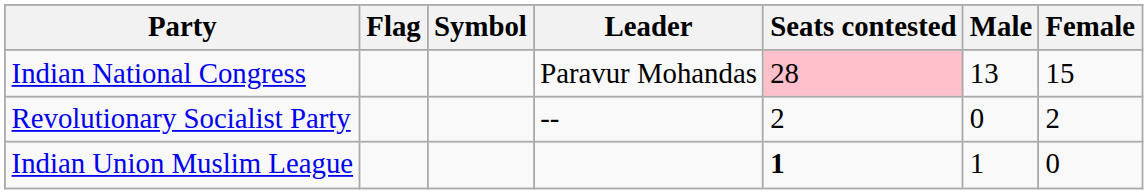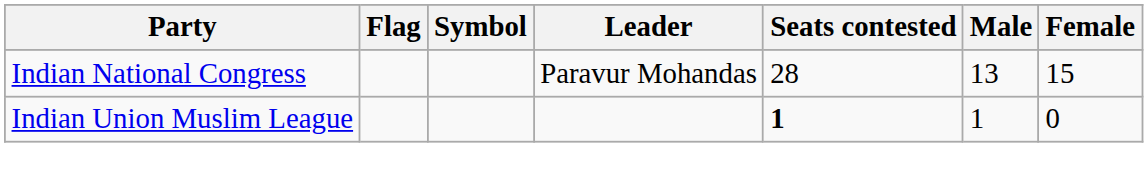(785, 73) pink background -> (785, 73) no background
- row: (181, 118)
